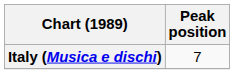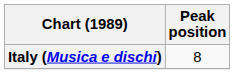(197, 56) 7 -> (197, 56) 8
